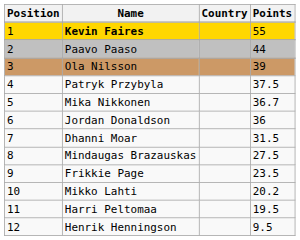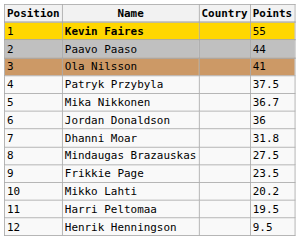(259, 67) 39 -> (259, 67) 41
(266, 138) 31.5 -> (266, 138) 31.8
